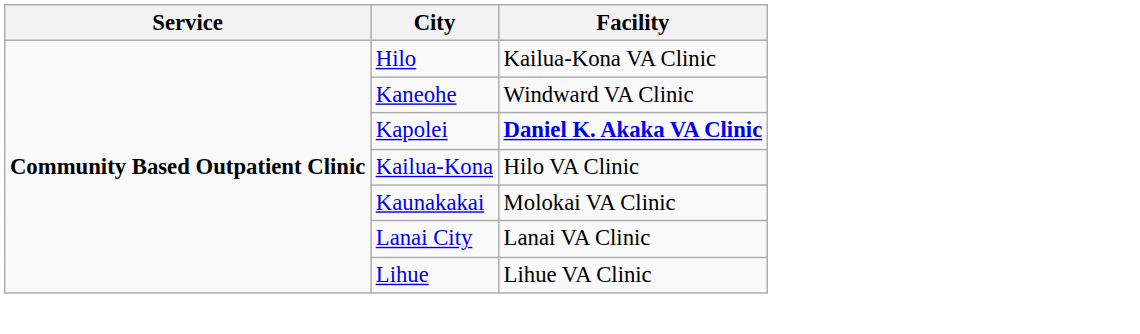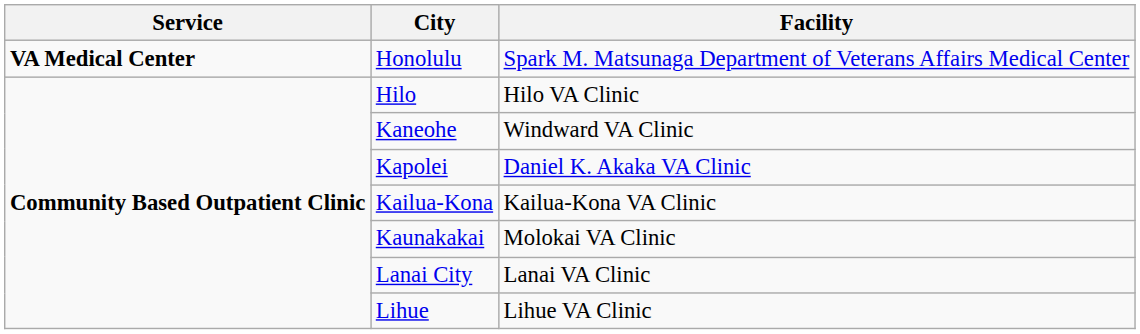+ row: (419, 58)
(610, 58) Kailua-Kona VA Clinic -> (571, 94) Hilo VA Clinic
(633, 130) bold -> (627, 166) normal
(571, 166) Hilo VA Clinic -> (610, 202) Kailua-Kona VA Clinic
